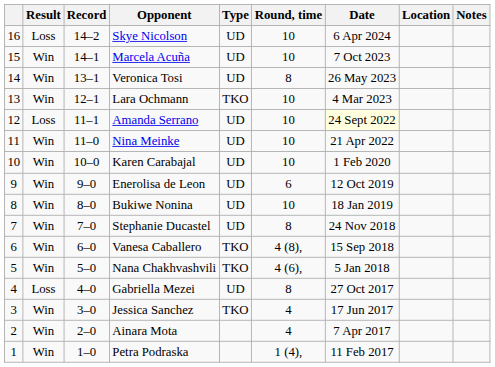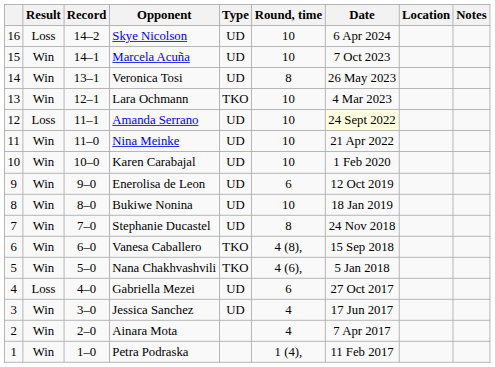(288, 288) 8 -> (288, 288) 6
(235, 309) TKO -> (235, 309) UD
